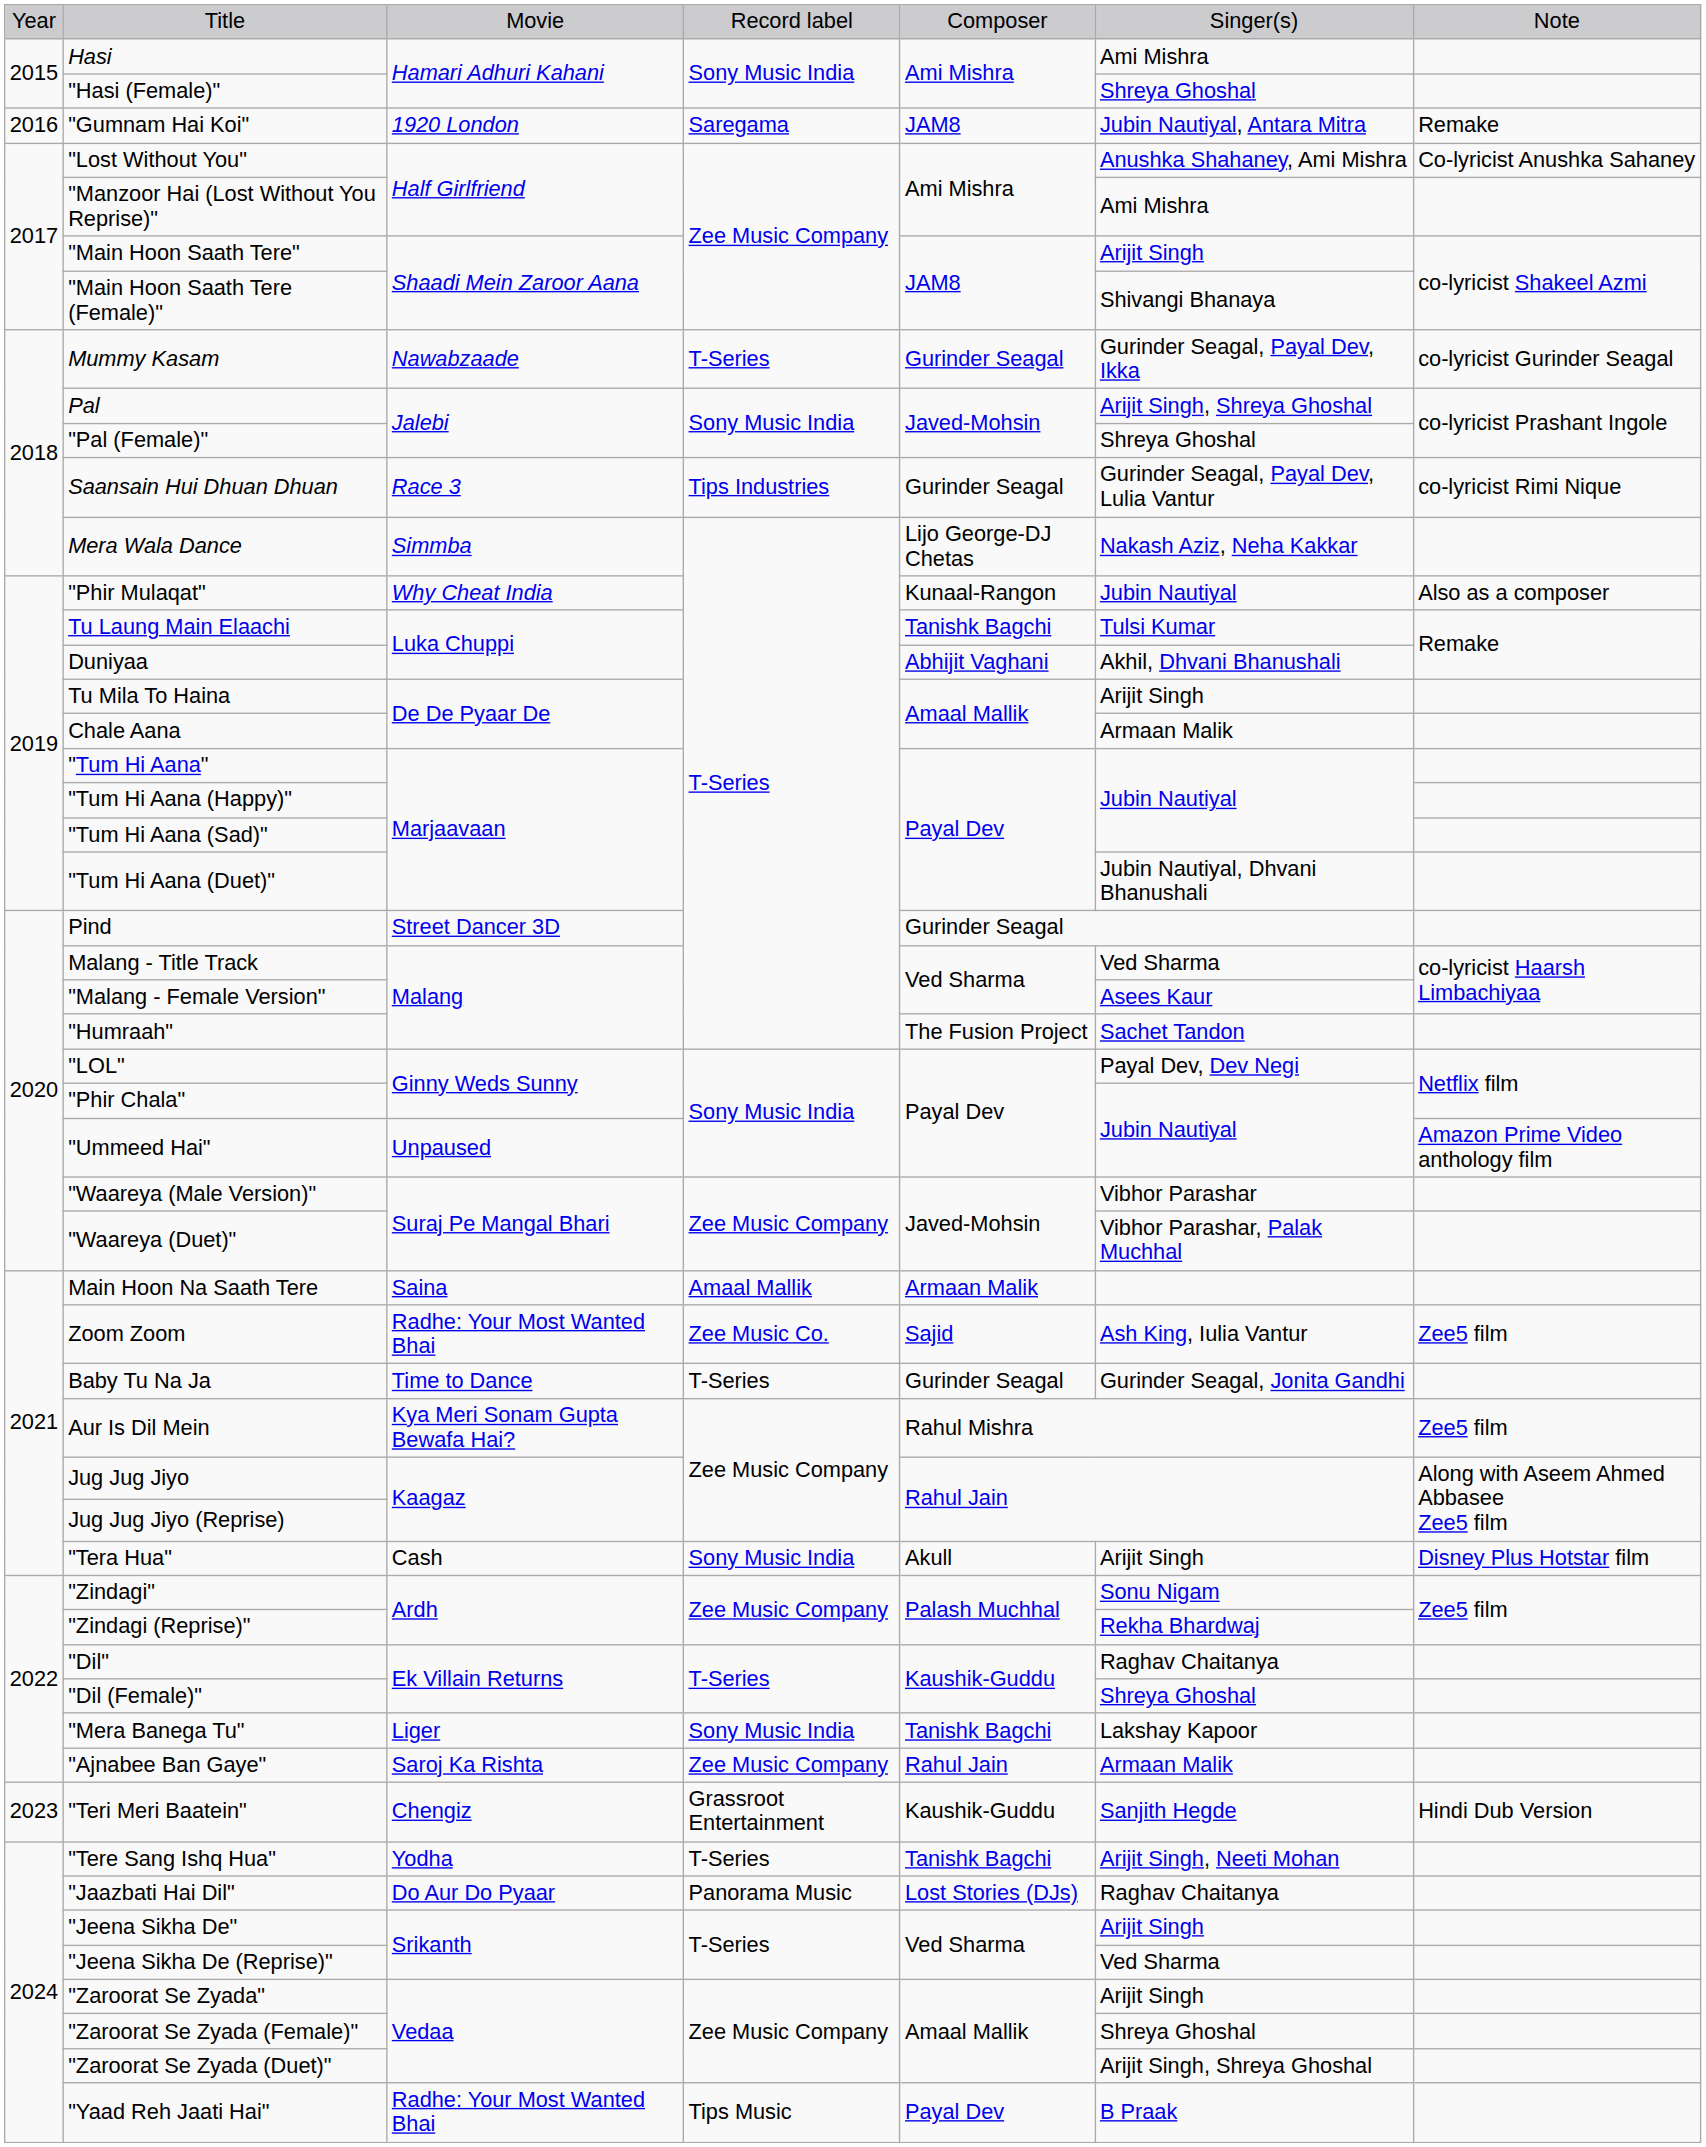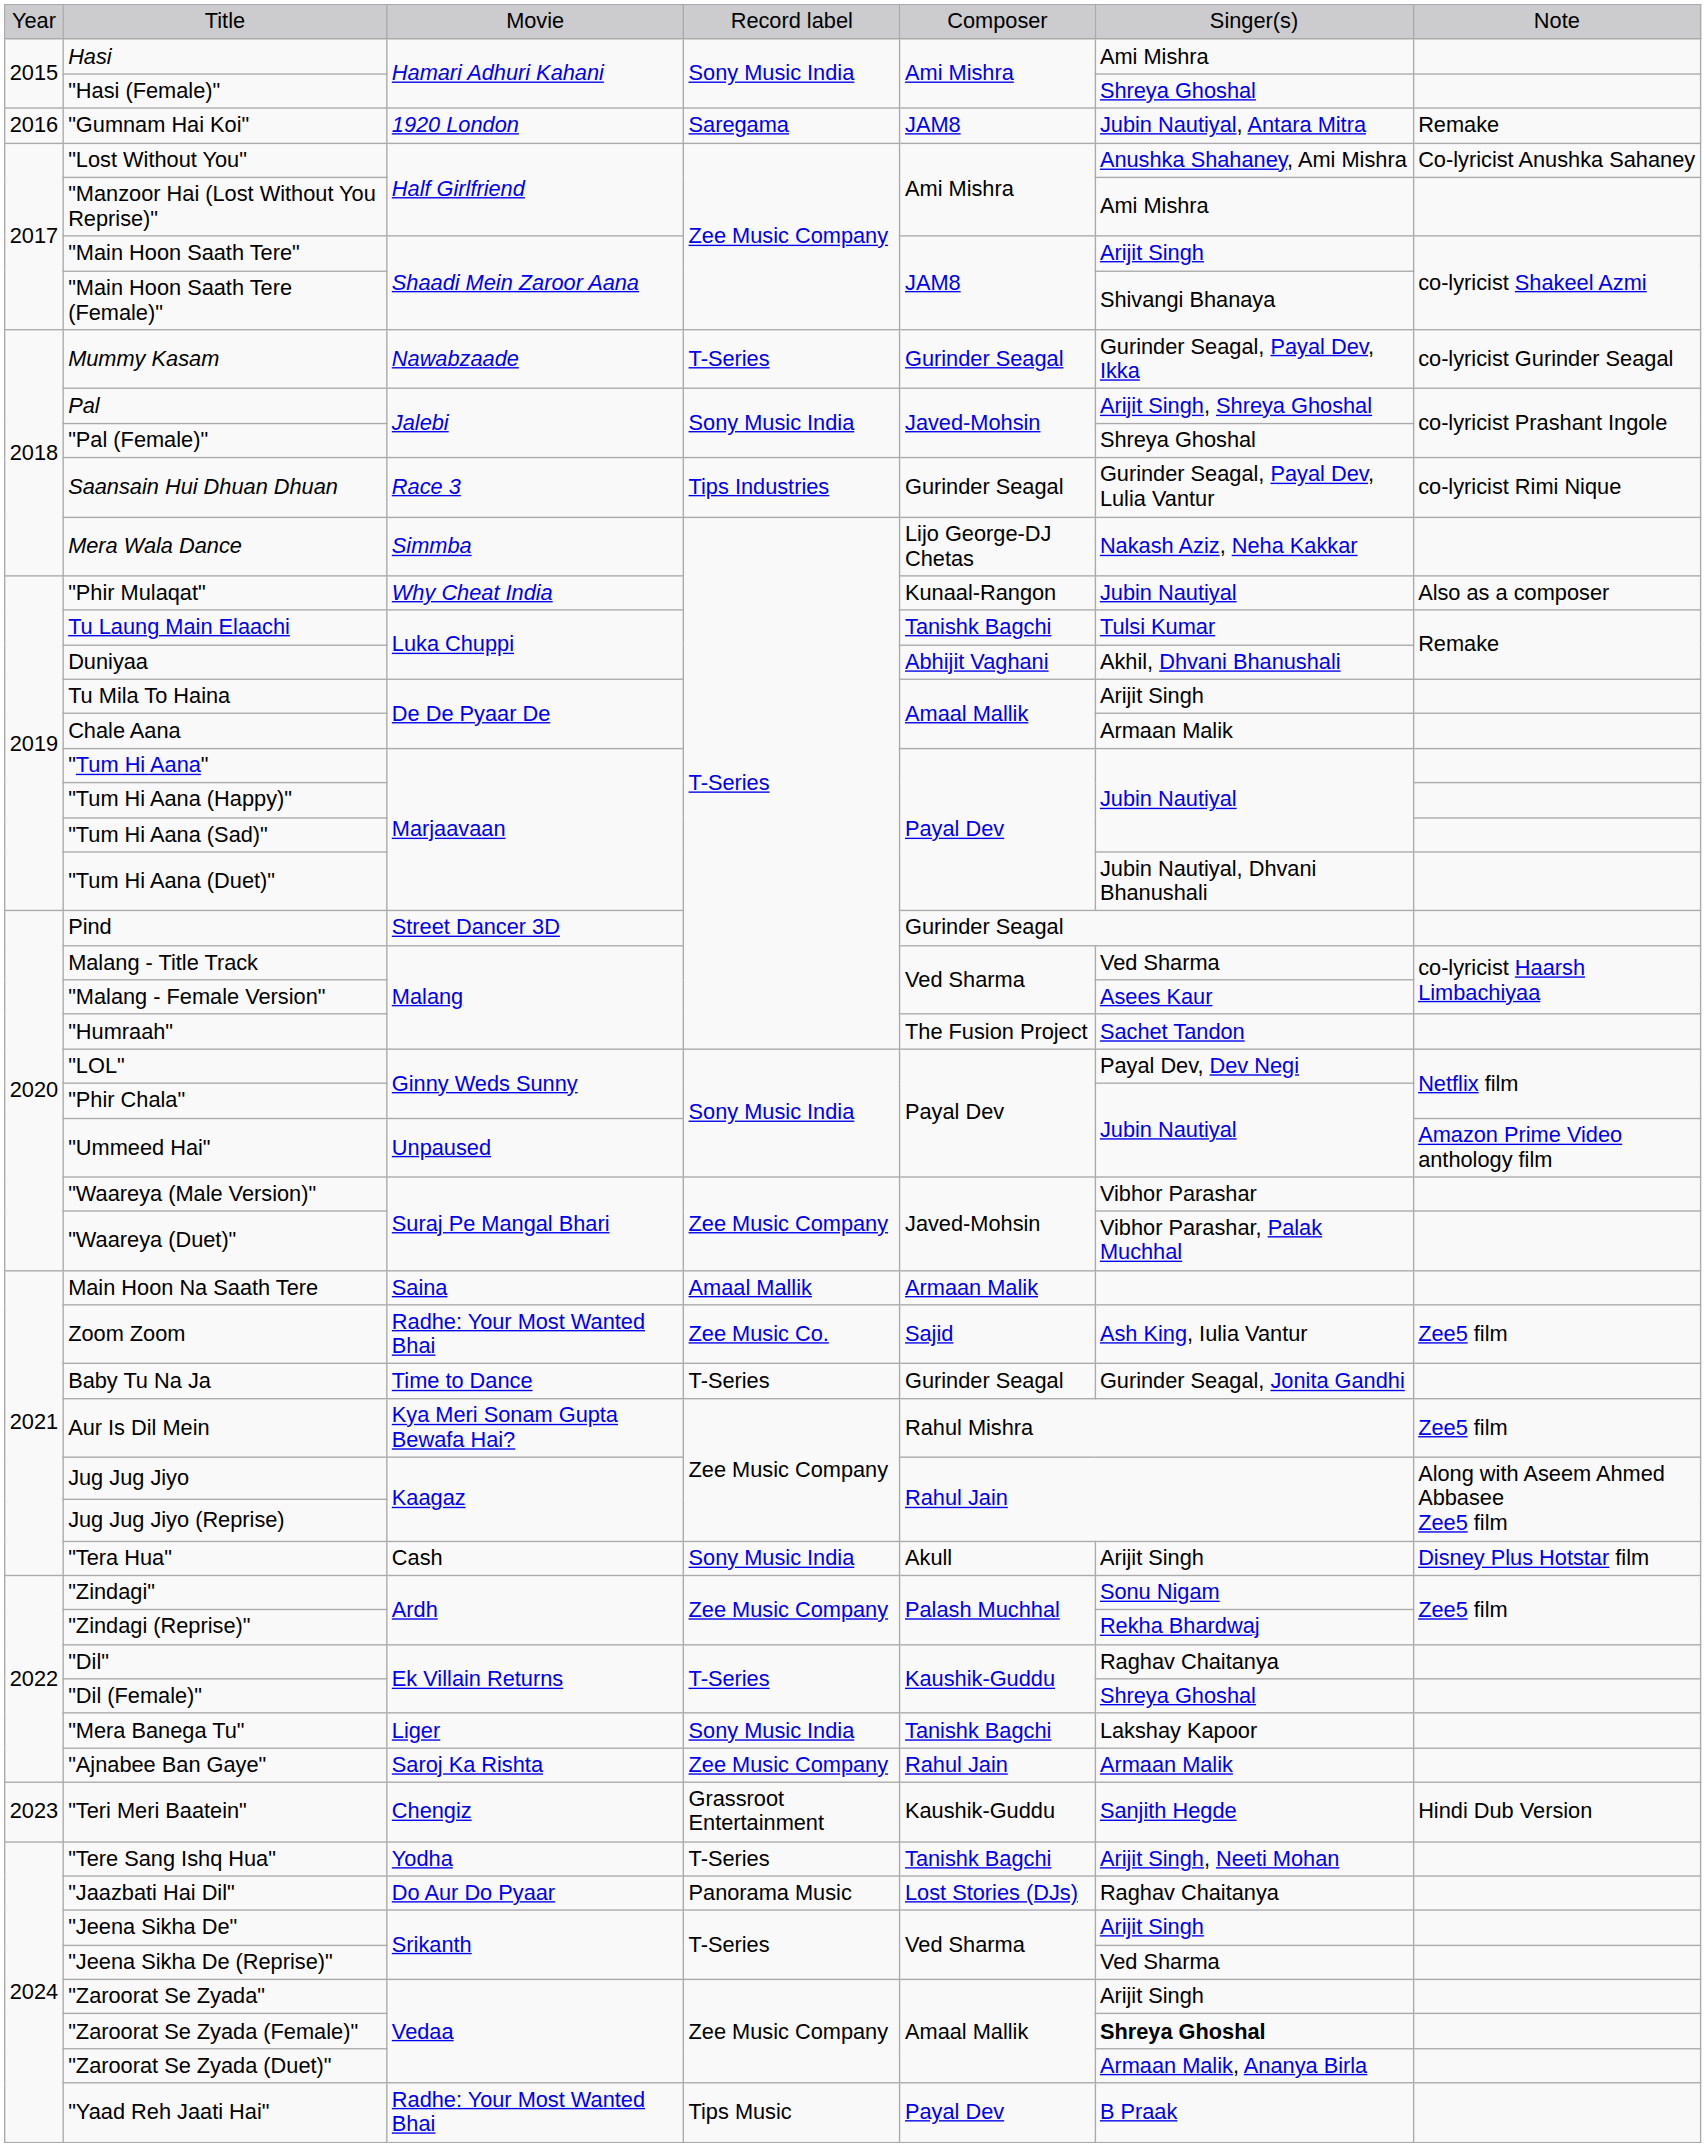(1178, 2030) normal -> (1183, 2030) bold
(1236, 2065) Arijit Singh, Shreya Ghoshal -> (1234, 2065) Armaan Malik, Ananya Birla
